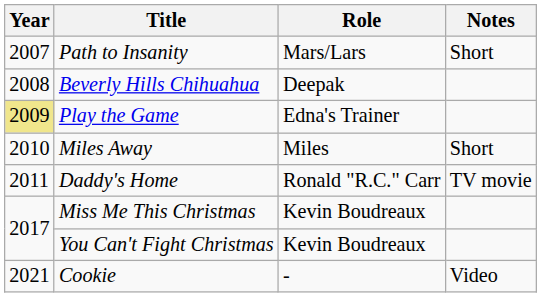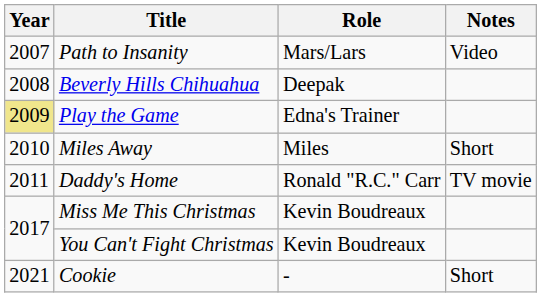(472, 52) Short -> (474, 52) Video
(474, 276) Video -> (472, 276) Short
